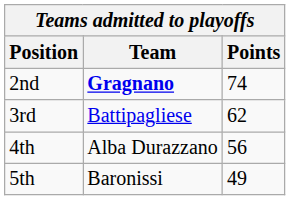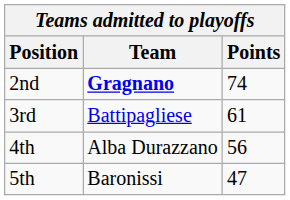(237, 115) 62 -> (237, 115) 61
(237, 178) 49 -> (237, 178) 47
